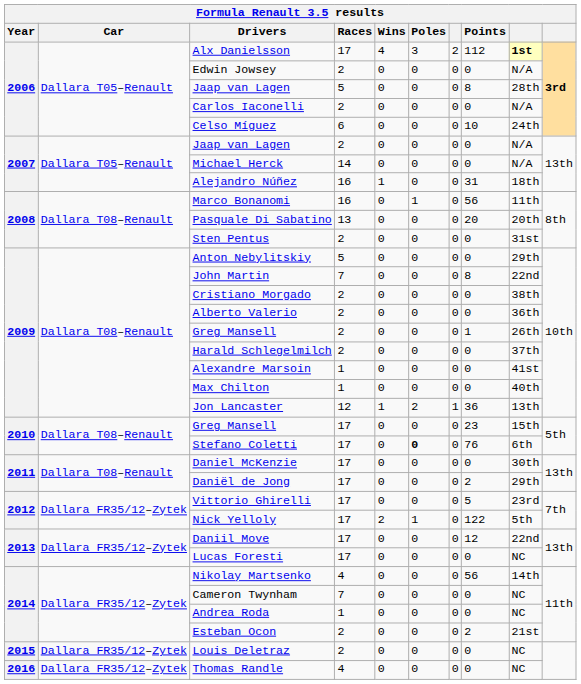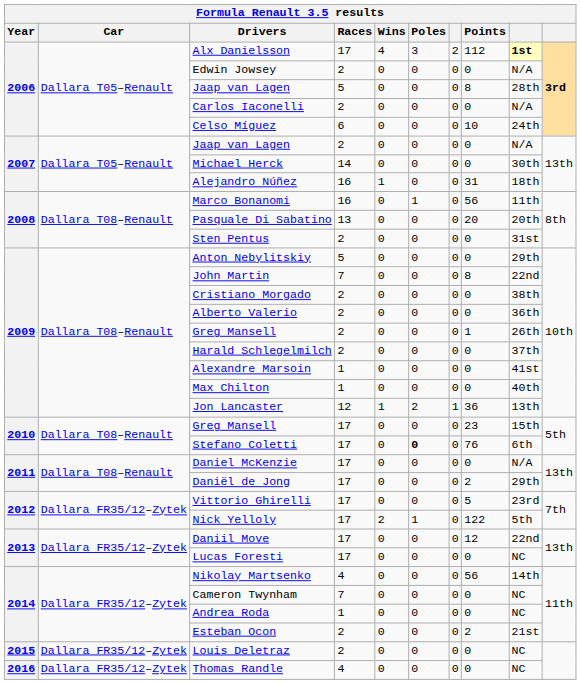(522, 164) N/A -> (526, 164) 30th
(526, 464) 30th -> (522, 464) N/A
